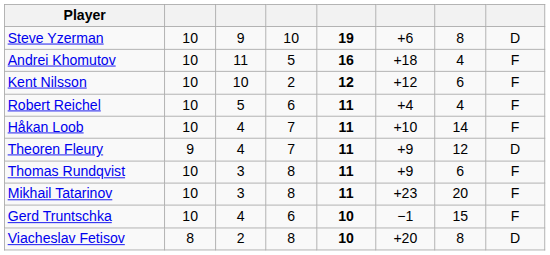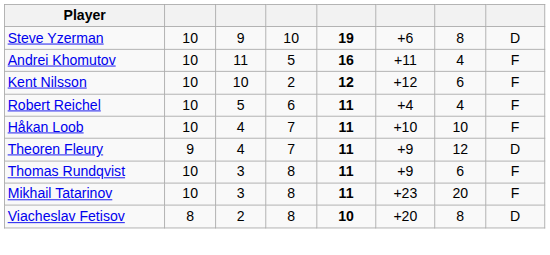(405, 60) +18 -> (405, 60) +11
(460, 127) 14 -> (460, 127) 10
- row: (60, 216)
